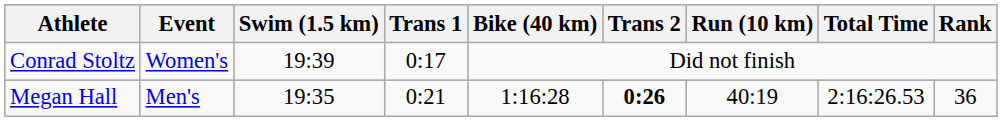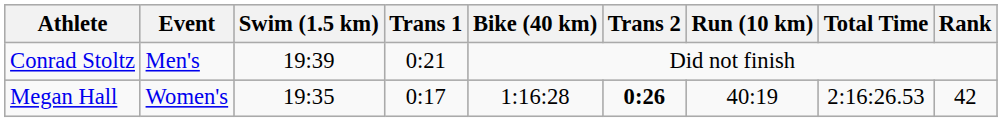(187, 60) Women's -> (173, 60) Men's
(426, 60) 0:17 -> (426, 60) 0:21
(173, 98) Men's -> (187, 98) Women's
(426, 98) 0:21 -> (426, 98) 0:17
(965, 98) 36 -> (965, 98) 42
